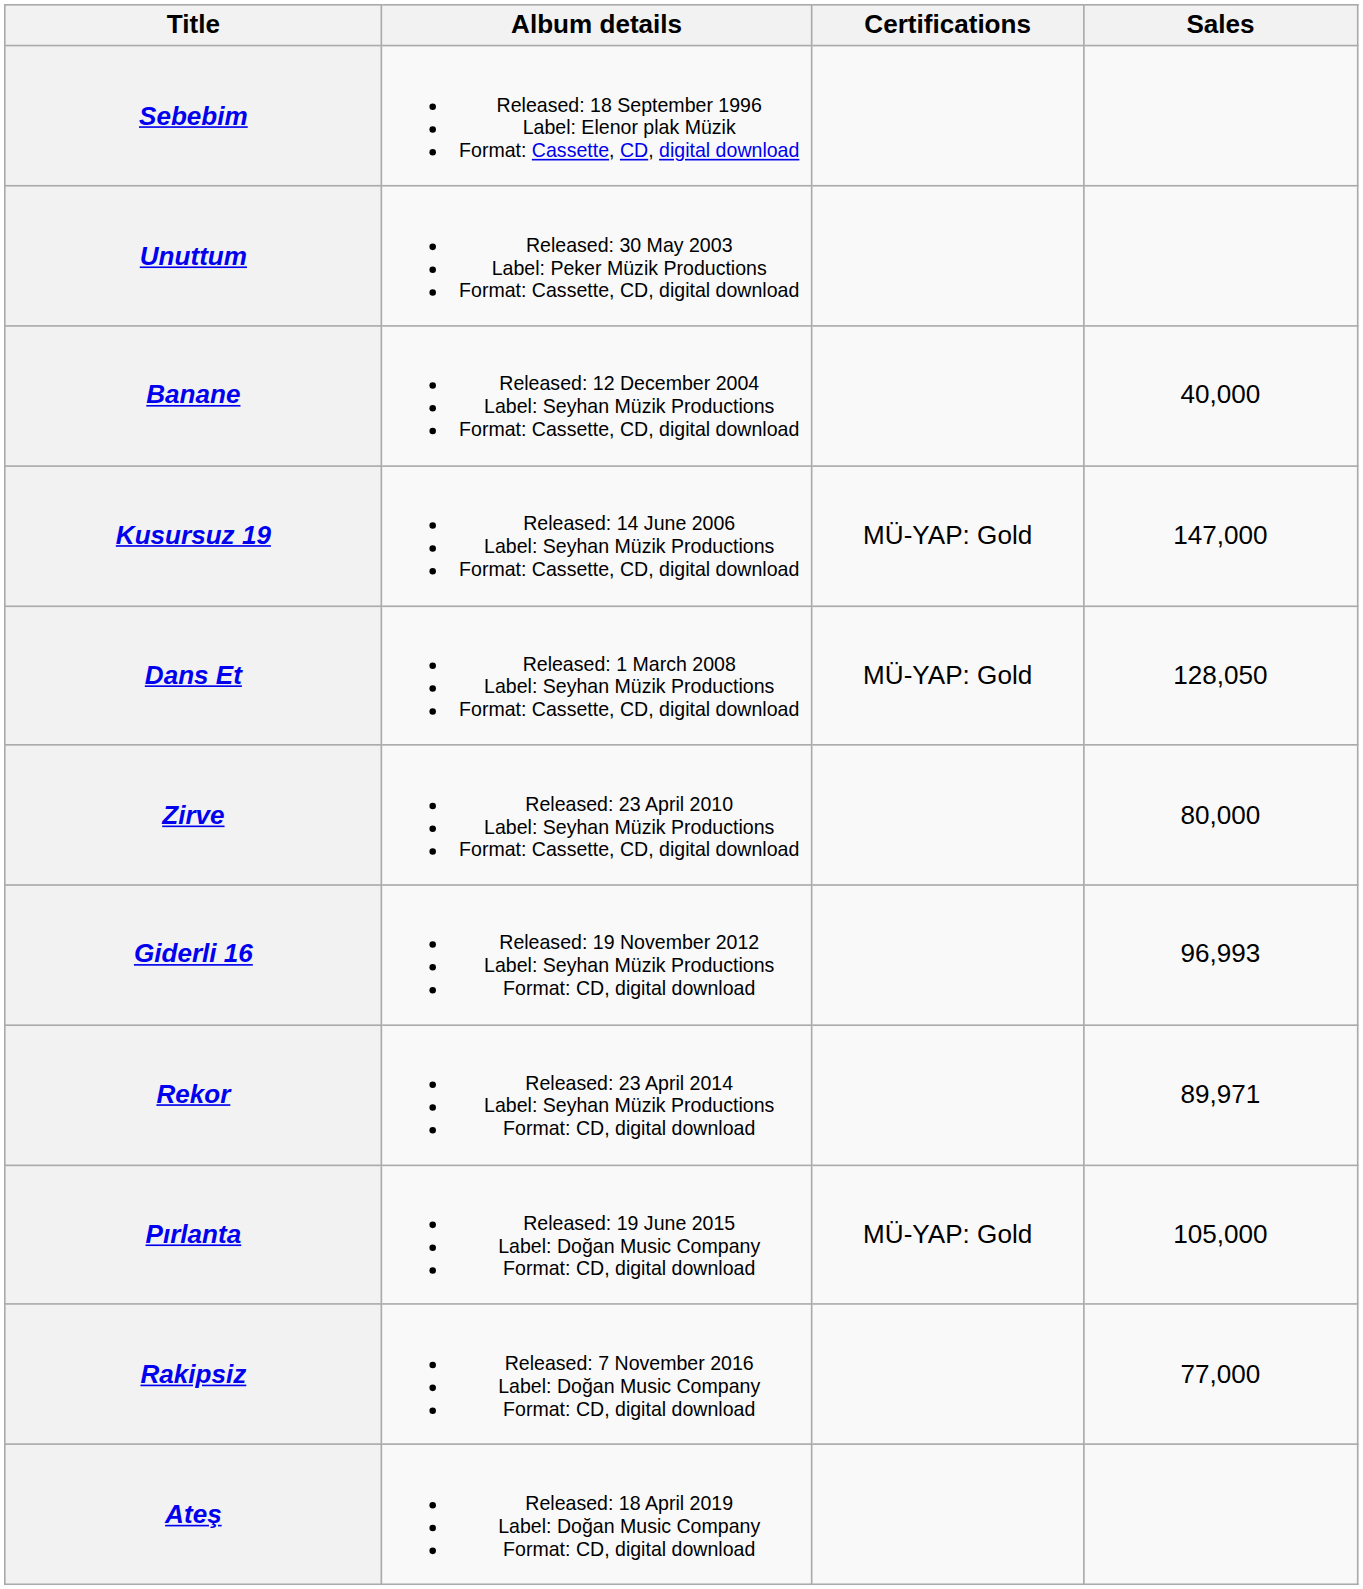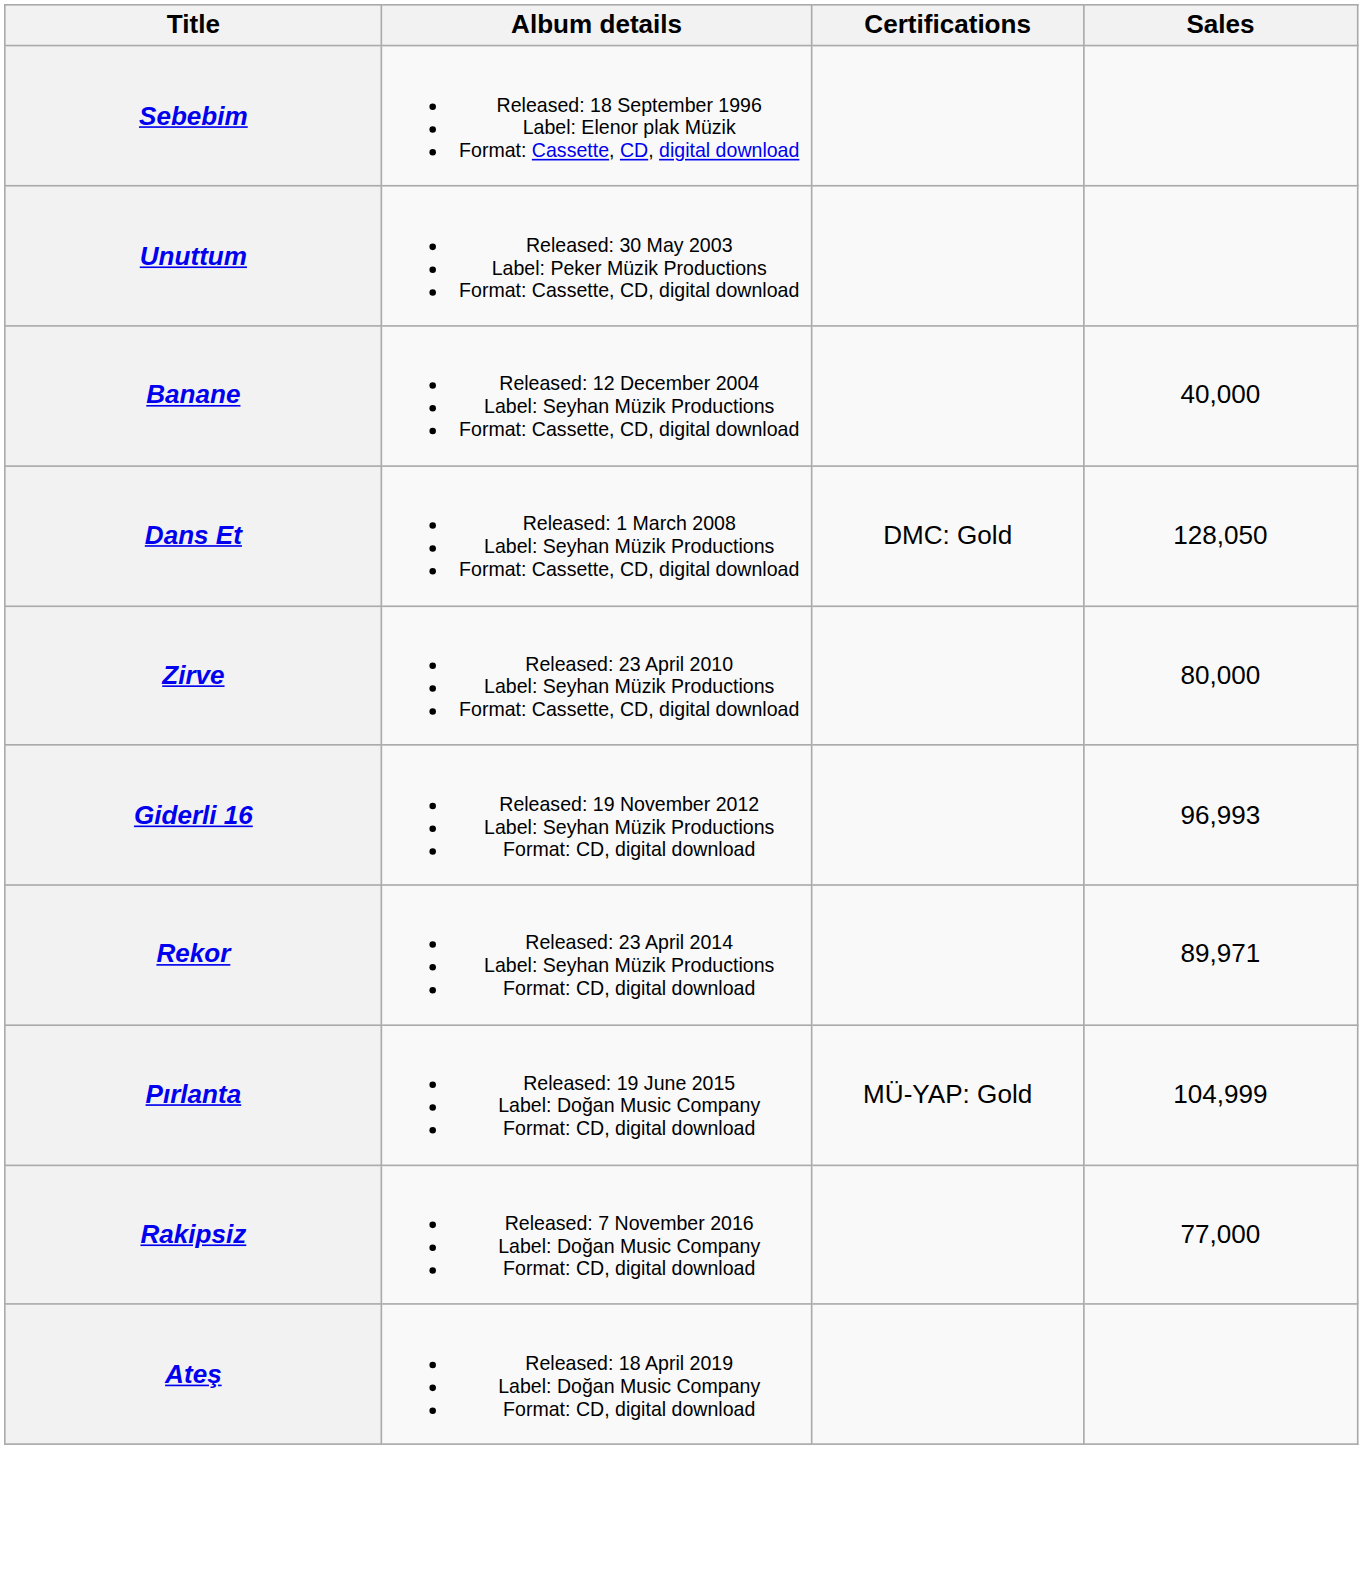- row: (193, 535)
(948, 675) MÜ-YAP: Gold -> (948, 535) DMC: Gold
(1220, 1234) 105,000 -> (1220, 1094) 104,999
